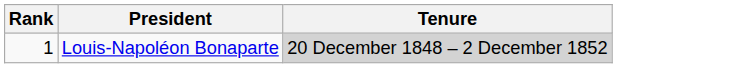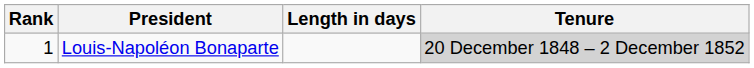+ column: (352, 18)
